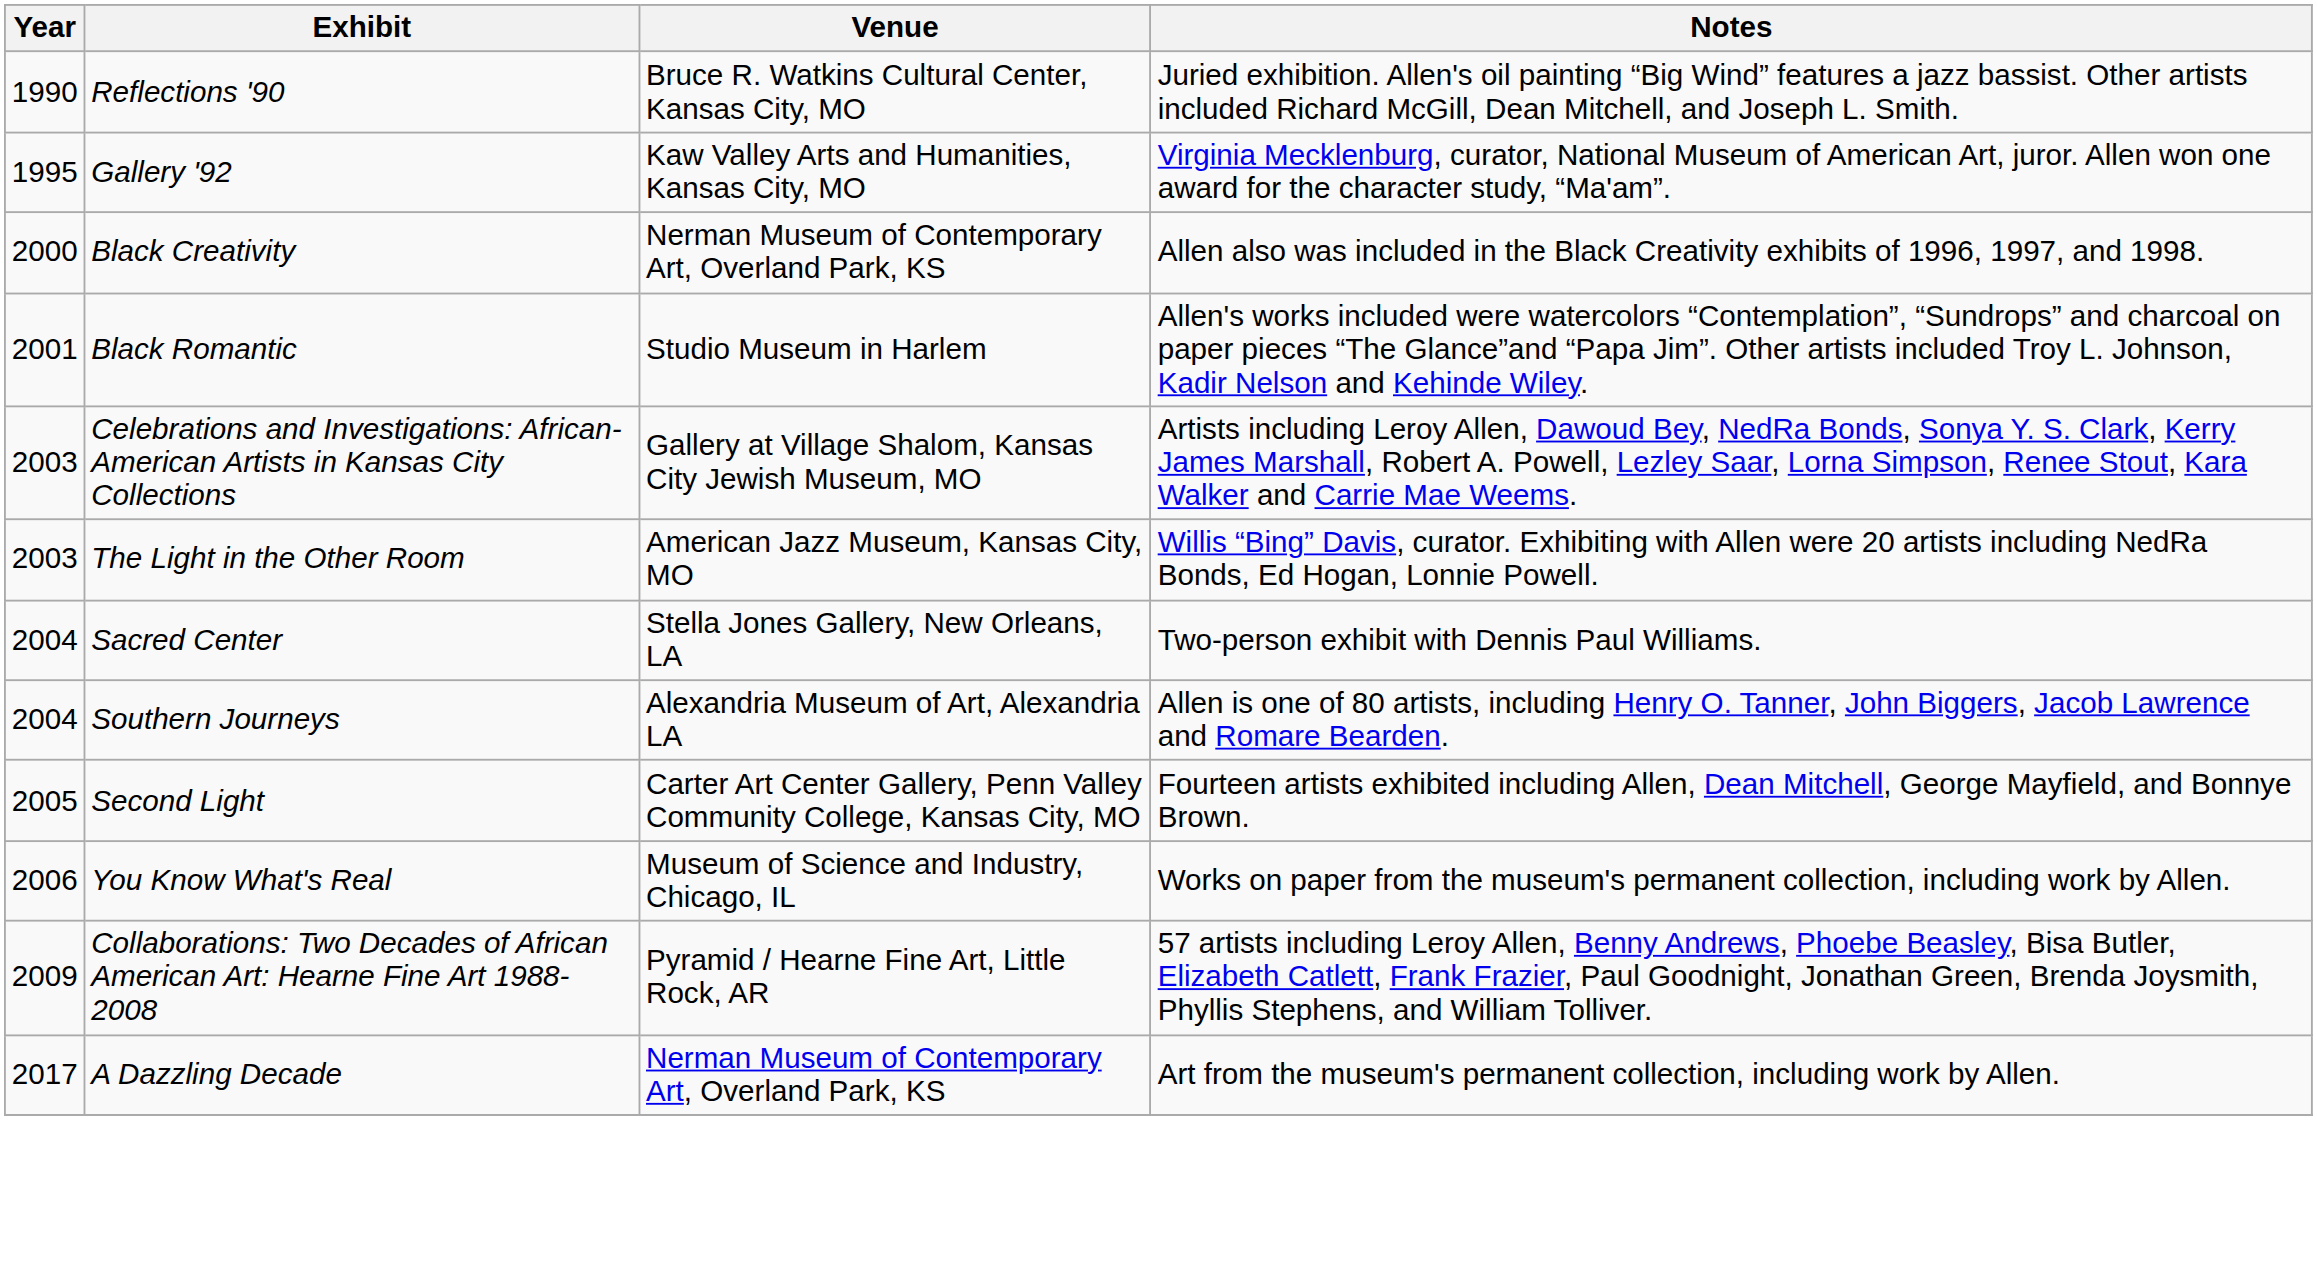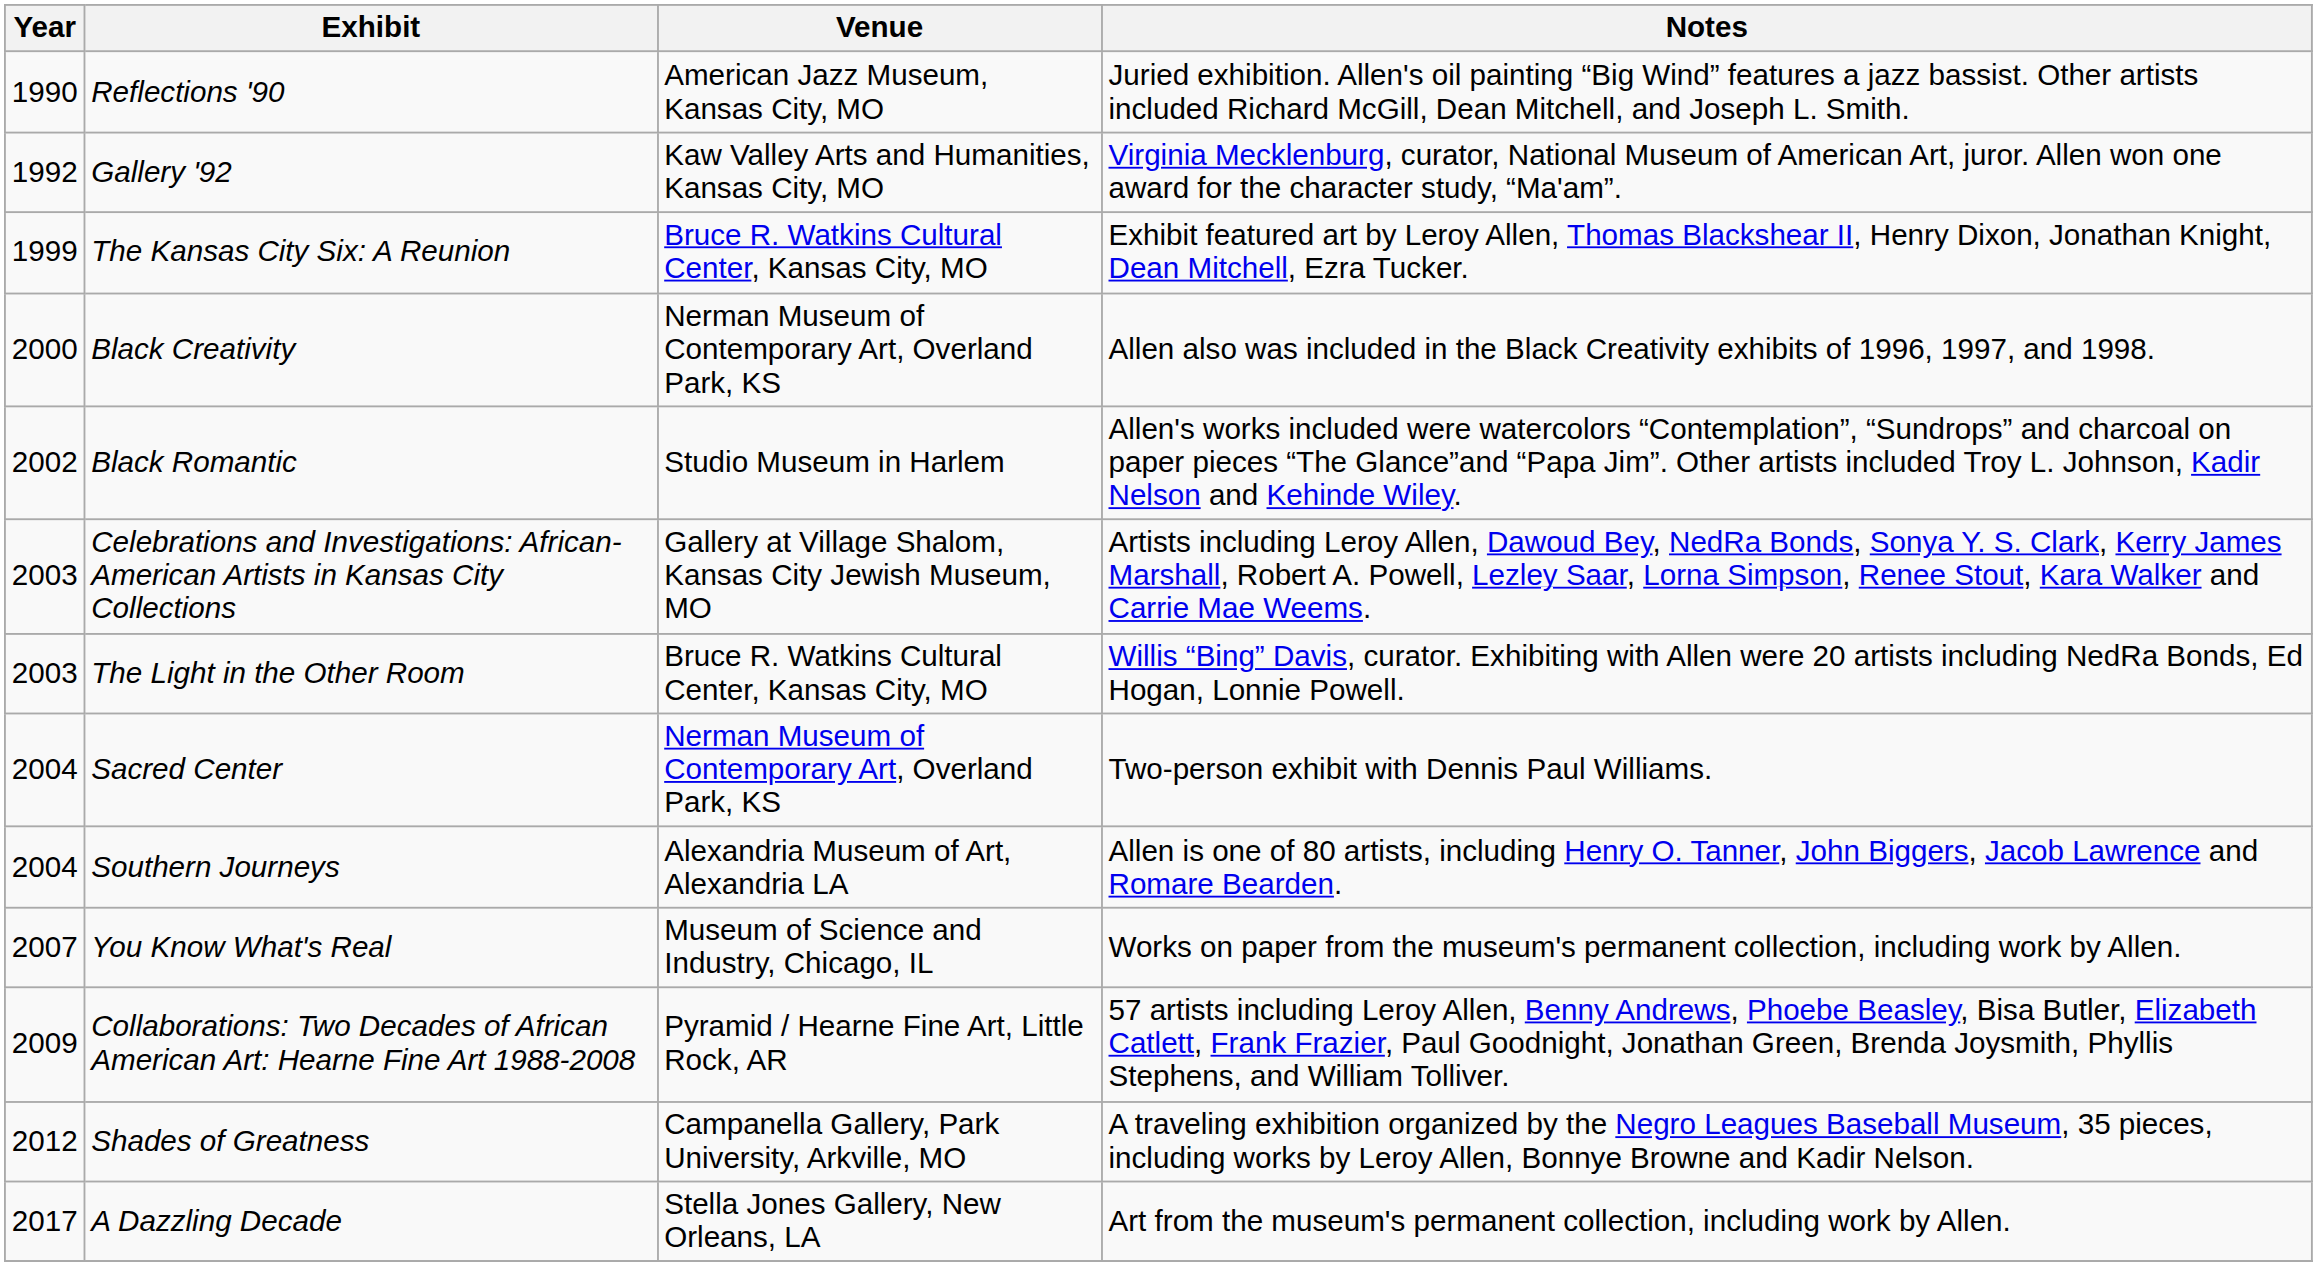(867, 91) Bruce R. Watkins Cultural Center, Kansas City, MO -> (826, 91) American Jazz Museum, Kansas City, MO
(45, 171) 1995 -> (45, 171) 1992
+ row: (301, 252)
(45, 348) 2001 -> (45, 462) 2002
(894, 559) American Jazz Museum, Kansas City, MO -> (833, 672) Bruce R. Watkins Cultural Center, Kansas City, MO
(874, 639) Stella Jones Gallery, New Orleans, LA -> (848, 769) Nerman Museum of Contemporary Art, Overland Park, KS
- row: (178, 800)
(45, 880) 2006 -> (45, 946) 2007
+ row: (230, 1140)
(874, 1074) Nerman Museum of Contemporary Art, Overland Park, KS -> (833, 1220) Stella Jones Gallery, New Orleans, LA
